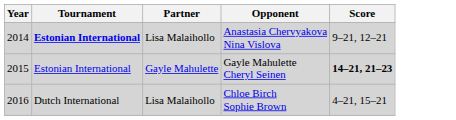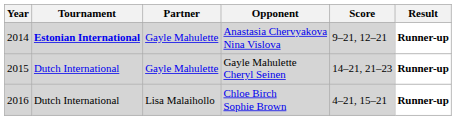+ column: (423, 13)
(180, 38) Lisa Malaihollo -> (182, 38) Gayle Mahulette
(82, 69) Estonian International -> (77, 69) Dutch International
(362, 69) bold -> (362, 69) normal
